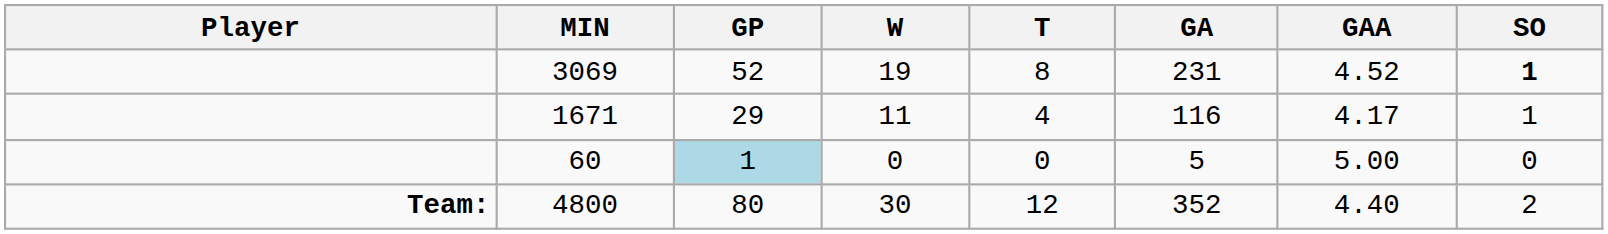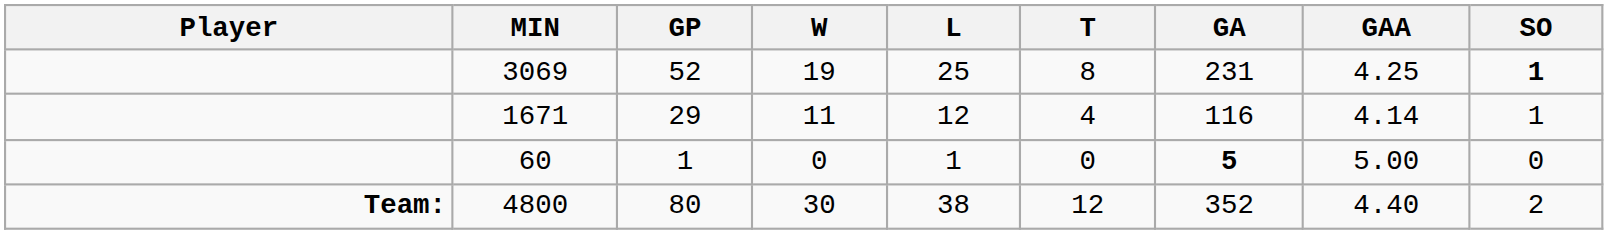+ column: (953, 27)
(1367, 72) 4.52 -> (1386, 72) 4.25
(1367, 117) 4.17 -> (1386, 117) 4.14
(748, 162) lightblue background -> (685, 162) no background
(1197, 162) normal -> (1229, 162) bold
